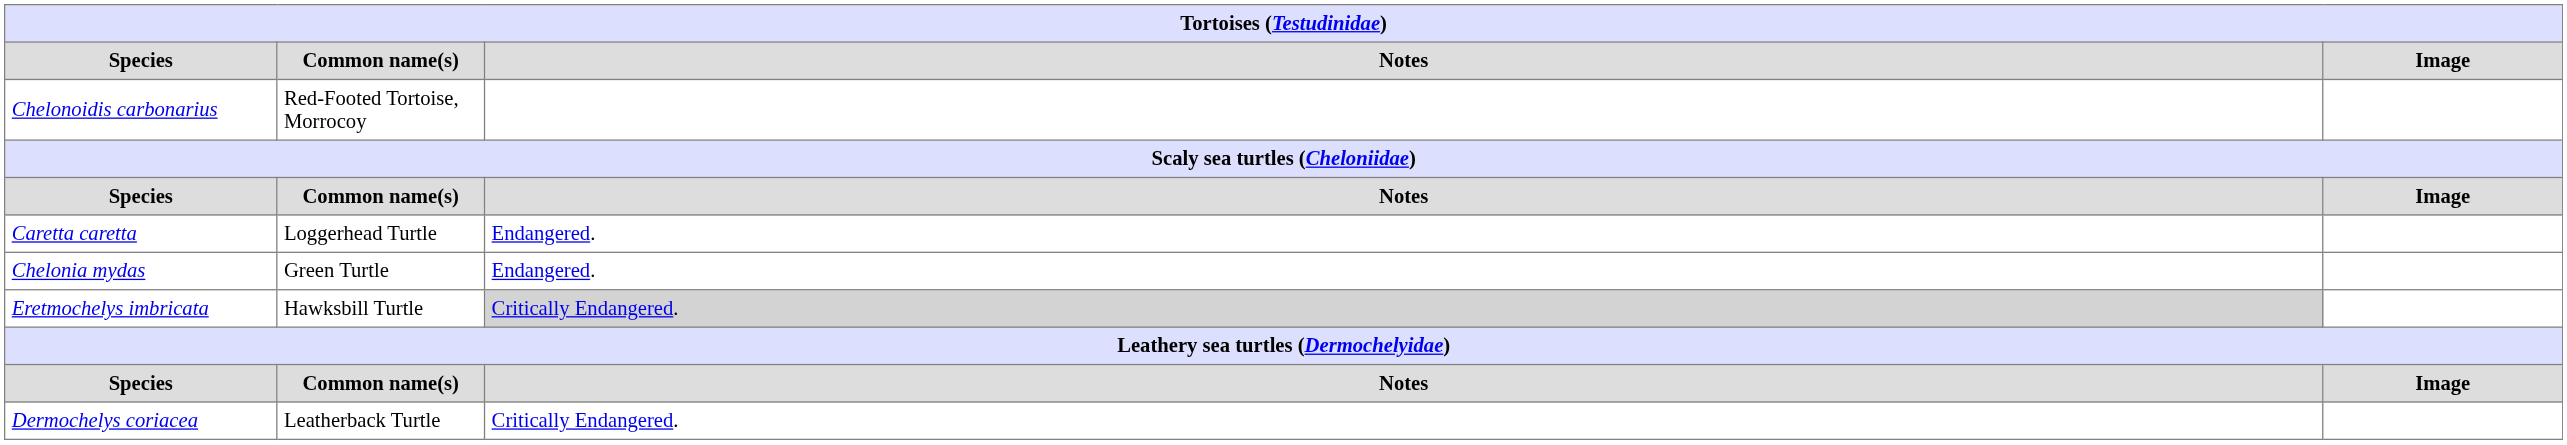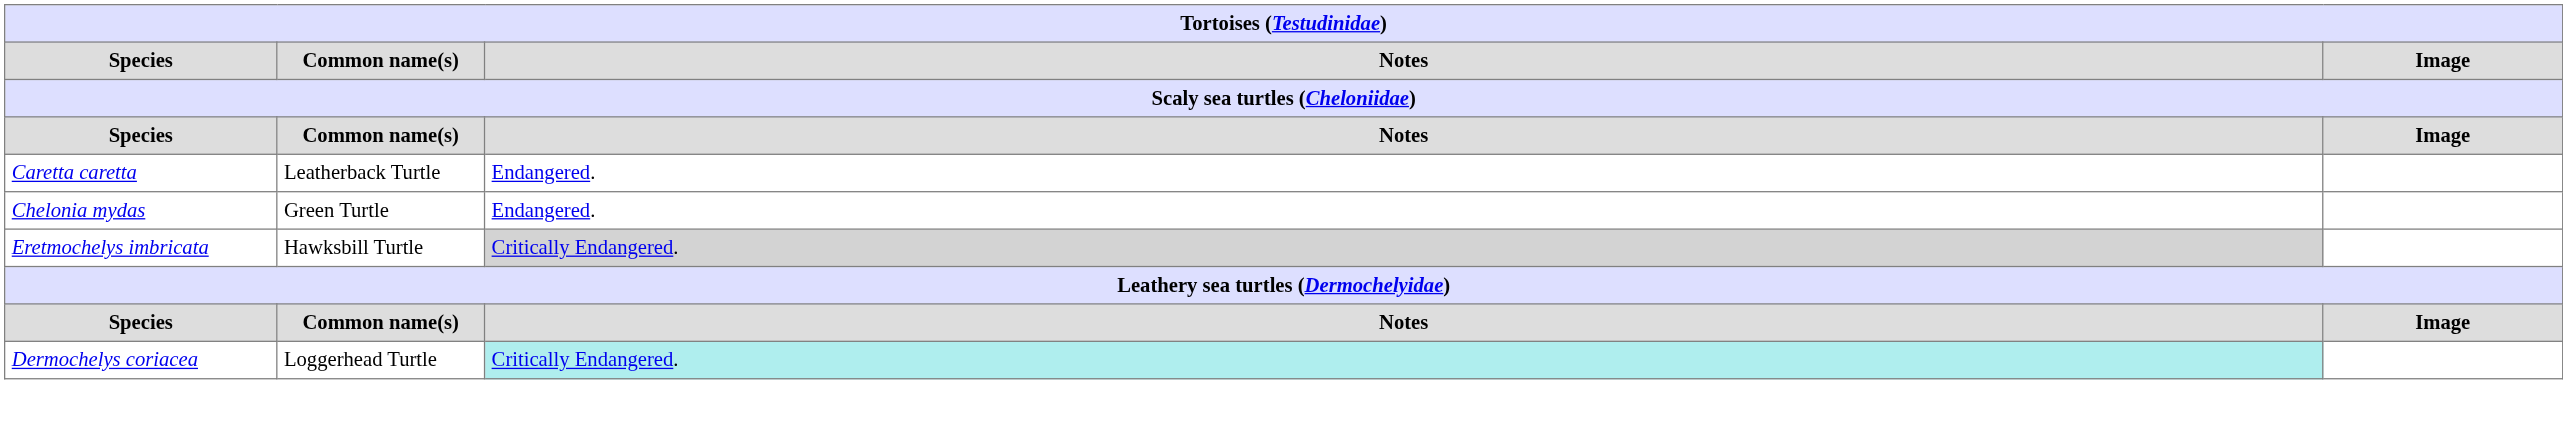- row: (115, 109)
(360, 233) Loggerhead Turtle -> (362, 172) Leatherback Turtle
(362, 420) Leatherback Turtle -> (360, 359) Loggerhead Turtle
(585, 420) no background -> (585, 359) paleturquoise background
